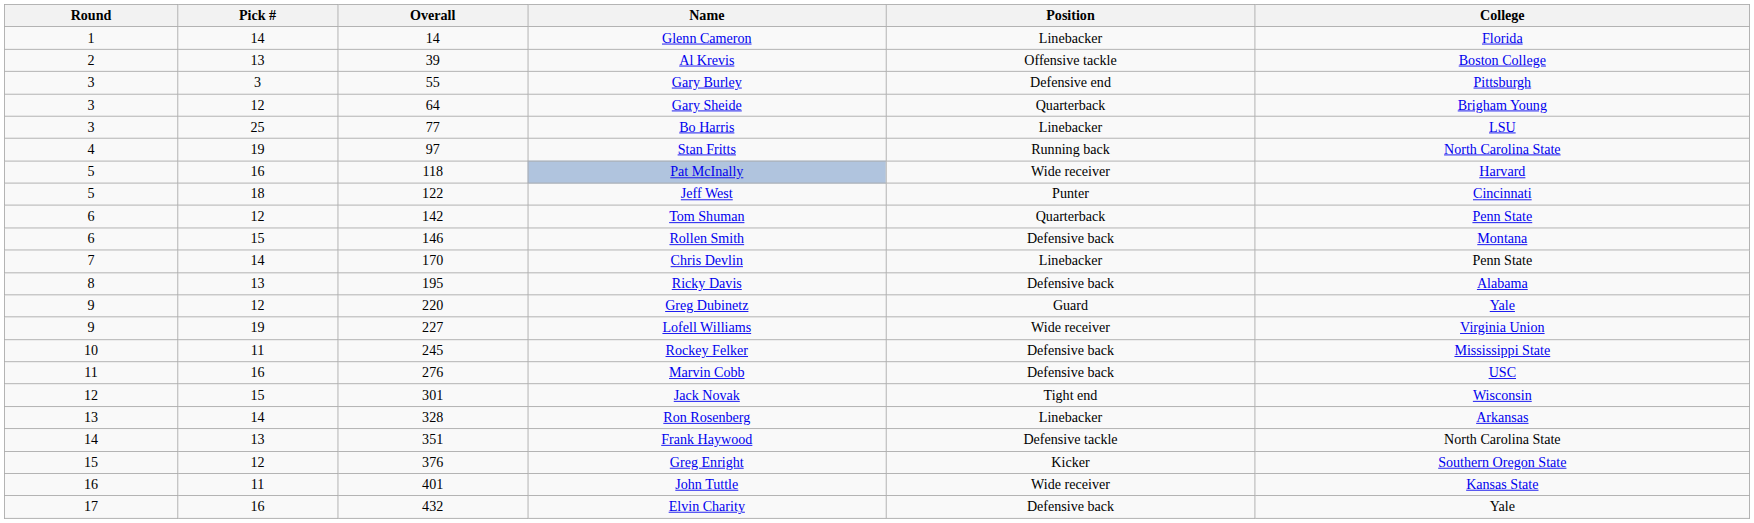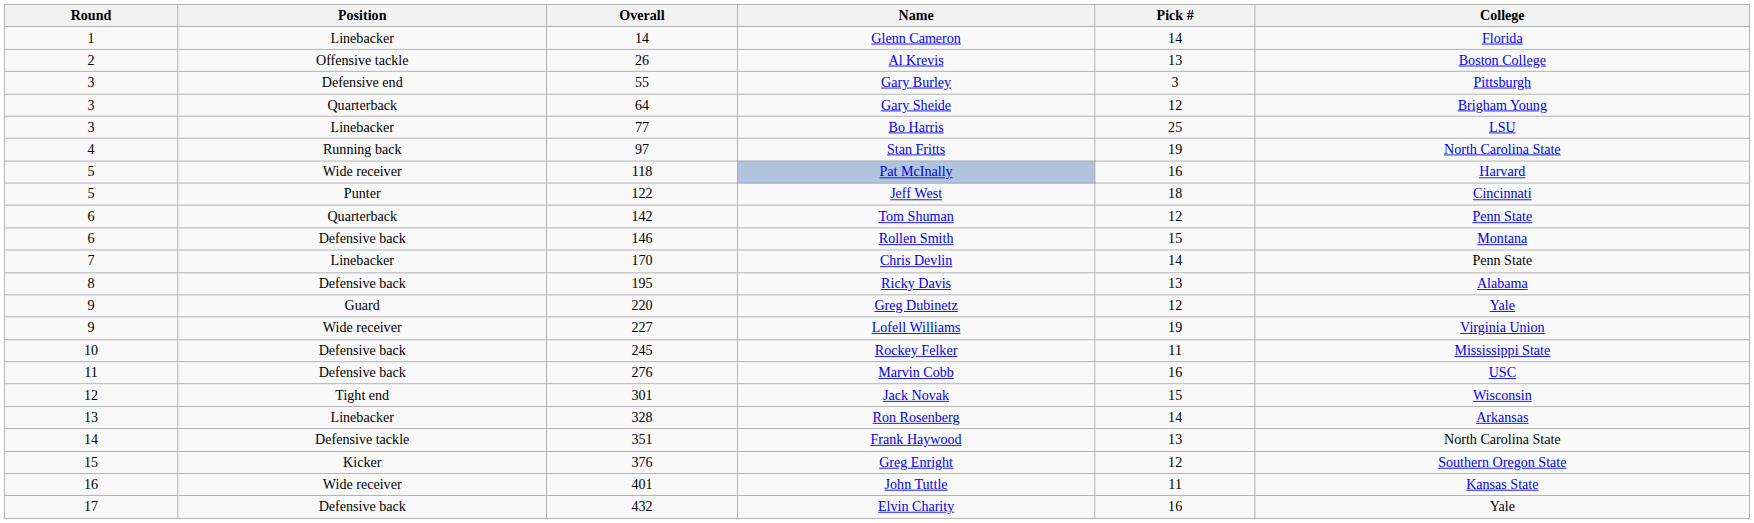columns swapped: (258, 15) <-> (1070, 15)
(433, 60) 39 -> (642, 60) 26
